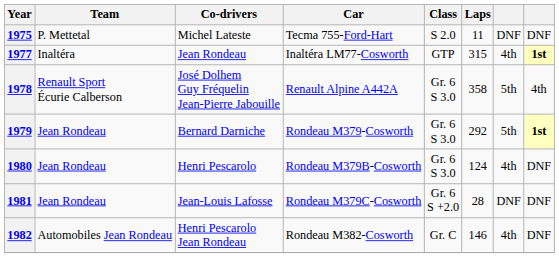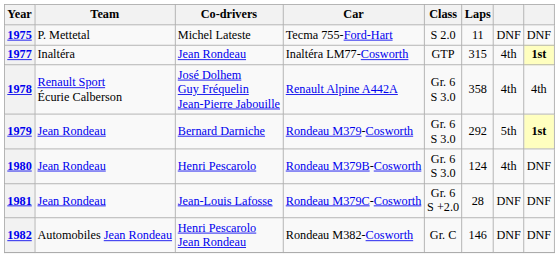(509, 89) 5th -> (509, 89) 4th
(509, 235) 4th -> (509, 235) DNF
